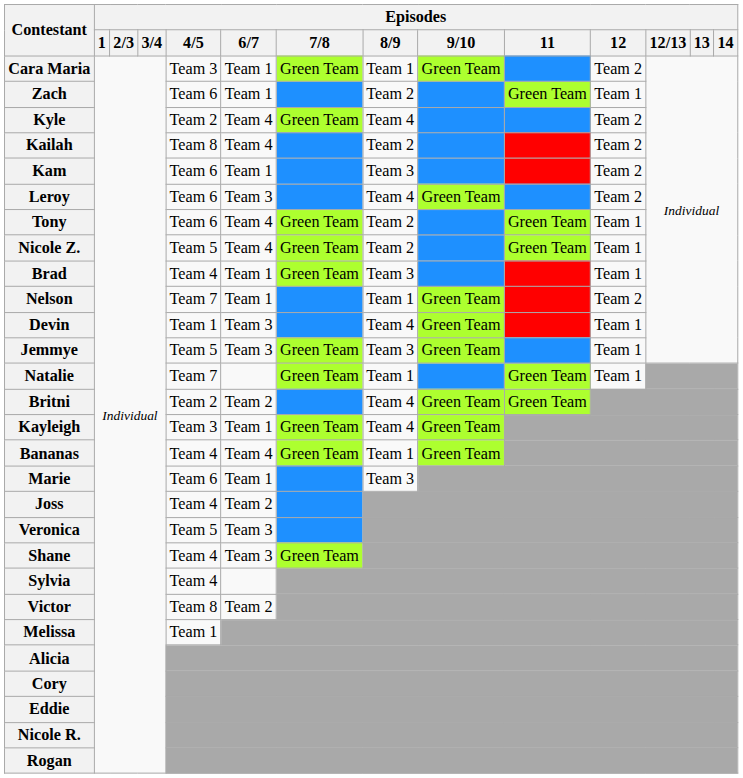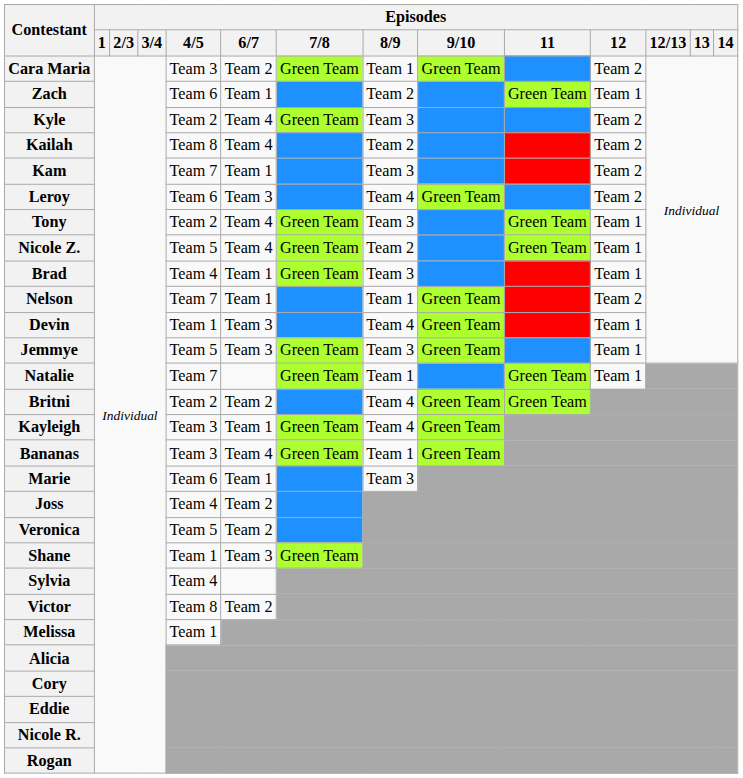(249, 68) Team 1 -> (249, 68) Team 2
(390, 119) Team 4 -> (390, 119) Team 3
(193, 171) Team 6 -> (193, 171) Team 7
(193, 222) Team 6 -> (193, 222) Team 2
(390, 222) Team 2 -> (390, 222) Team 3
(193, 453) Team 4 -> (193, 453) Team 3
(249, 529) Team 3 -> (249, 529) Team 2
(193, 555) Team 4 -> (193, 555) Team 1
